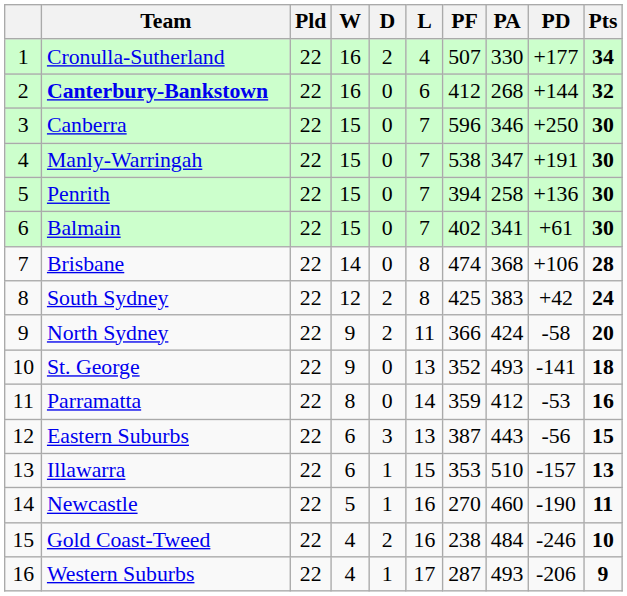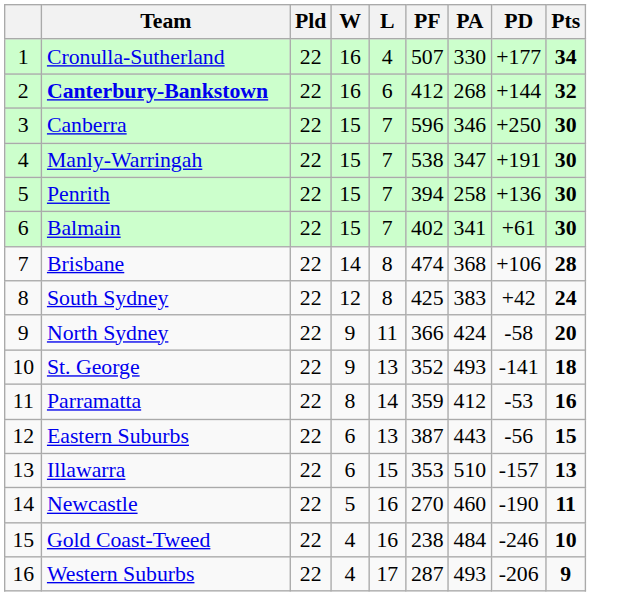- column: (387, 21)
